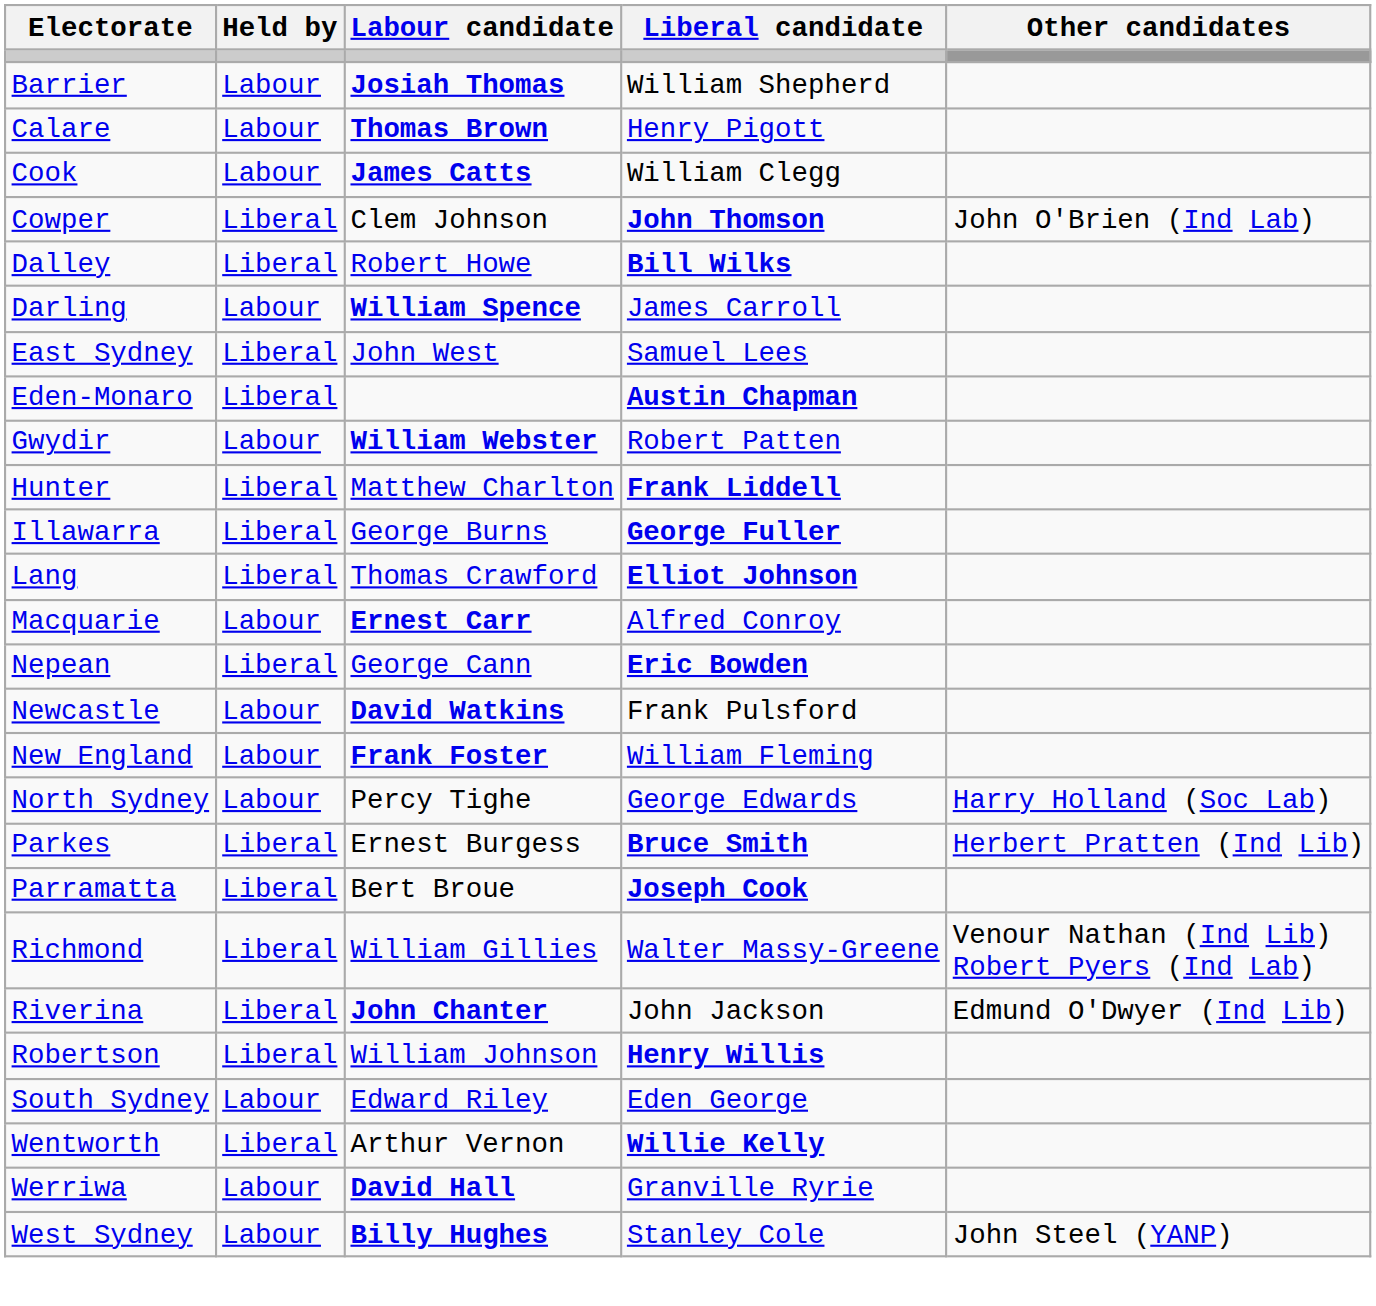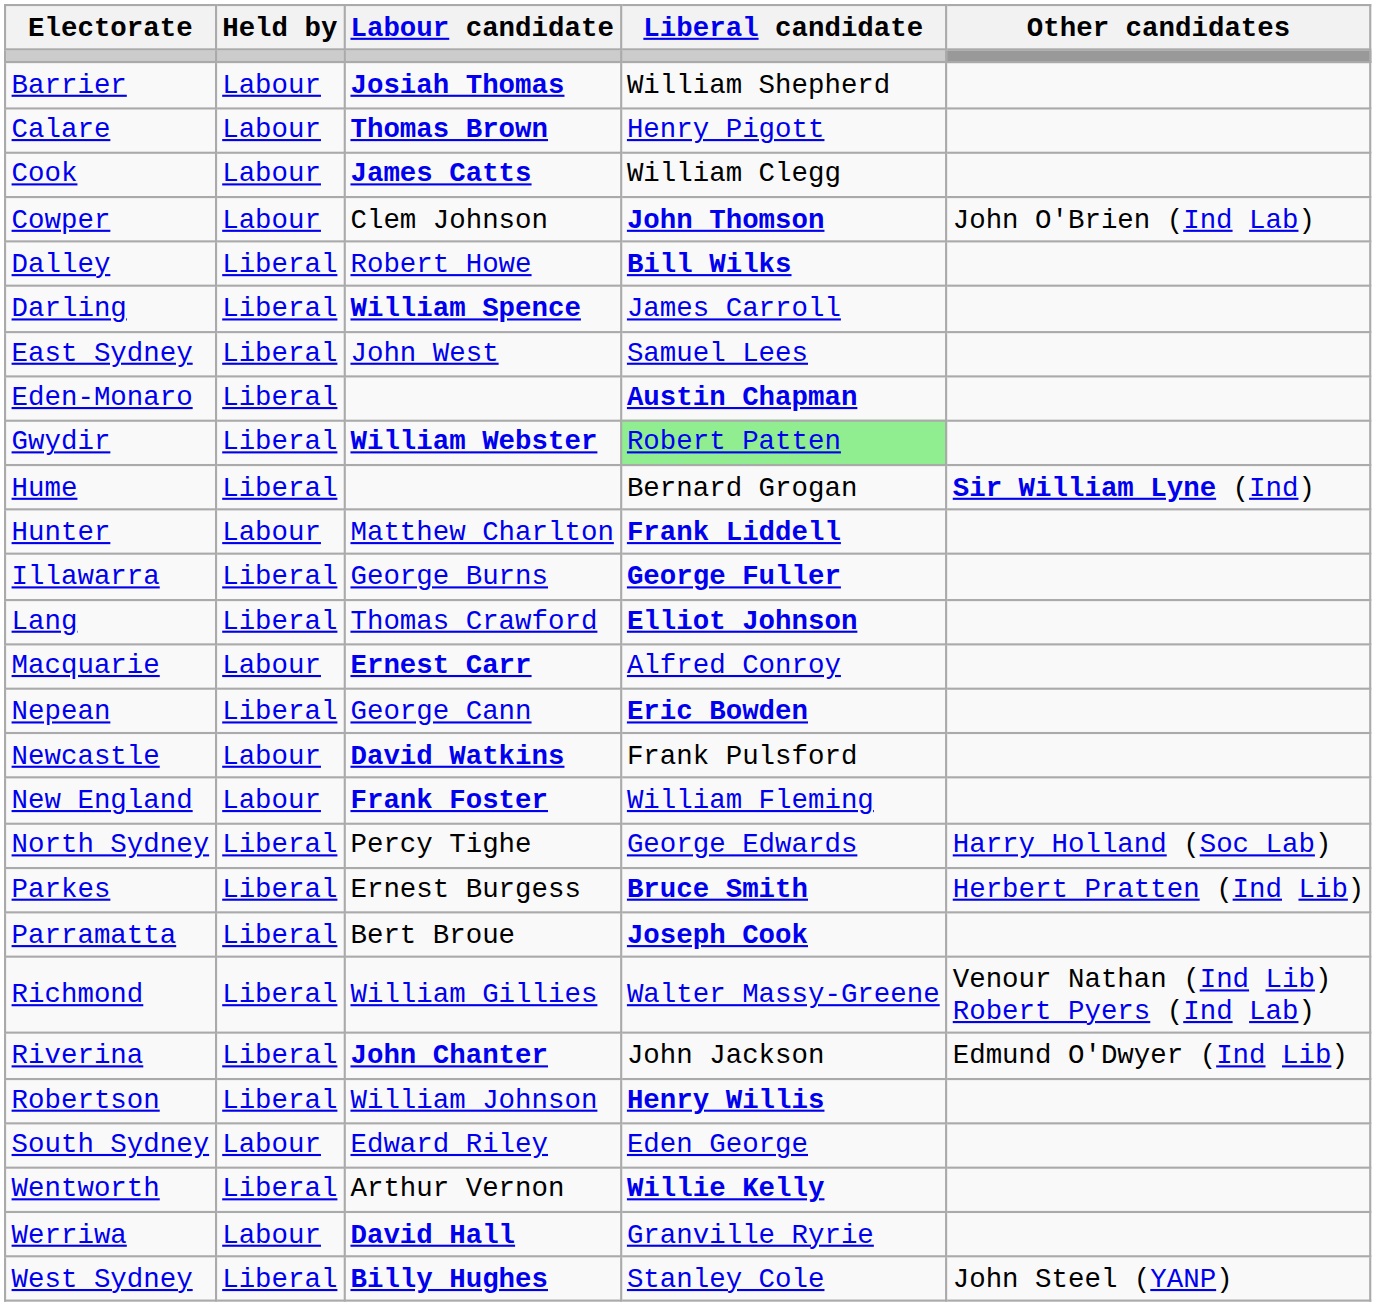(280, 219) Liberal -> (272, 219) Labour
(272, 309) Labour -> (280, 309) Liberal
(272, 443) Labour -> (280, 443) Liberal
(734, 443) no background -> (734, 443) lightgreen background
+ row: (45, 488)
(280, 488) Liberal -> (272, 532) Labour
(272, 800) Labour -> (280, 845) Liberal
(272, 1234) Labour -> (280, 1279) Liberal
